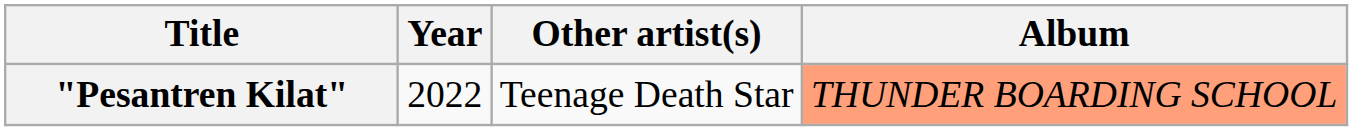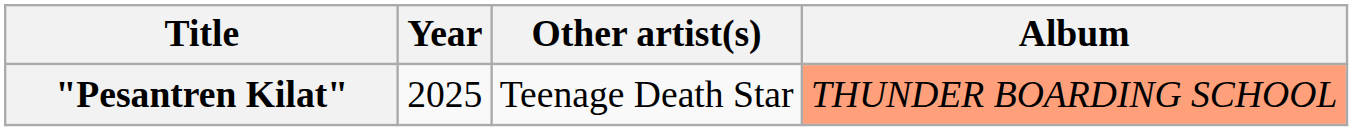(445, 93) 2022 -> (445, 93) 2025
